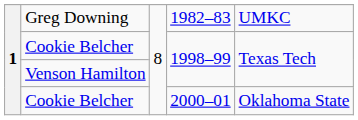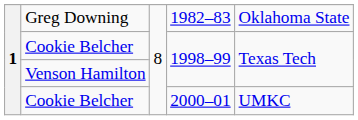(265, 18) UMKC -> (294, 18) Oklahoma State
(294, 100) Oklahoma State -> (265, 100) UMKC
